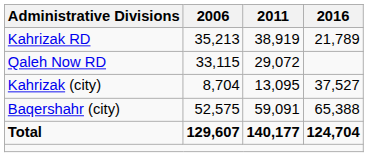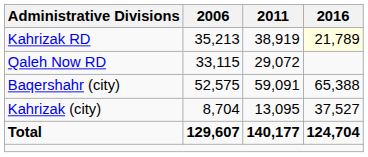(337, 39) no background -> (337, 39) lightyellow background
rows swapped: (64, 109) <-> (54, 86)
